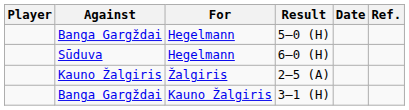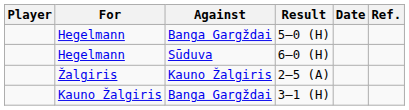columns swapped: (220, 15) <-> (110, 15)
